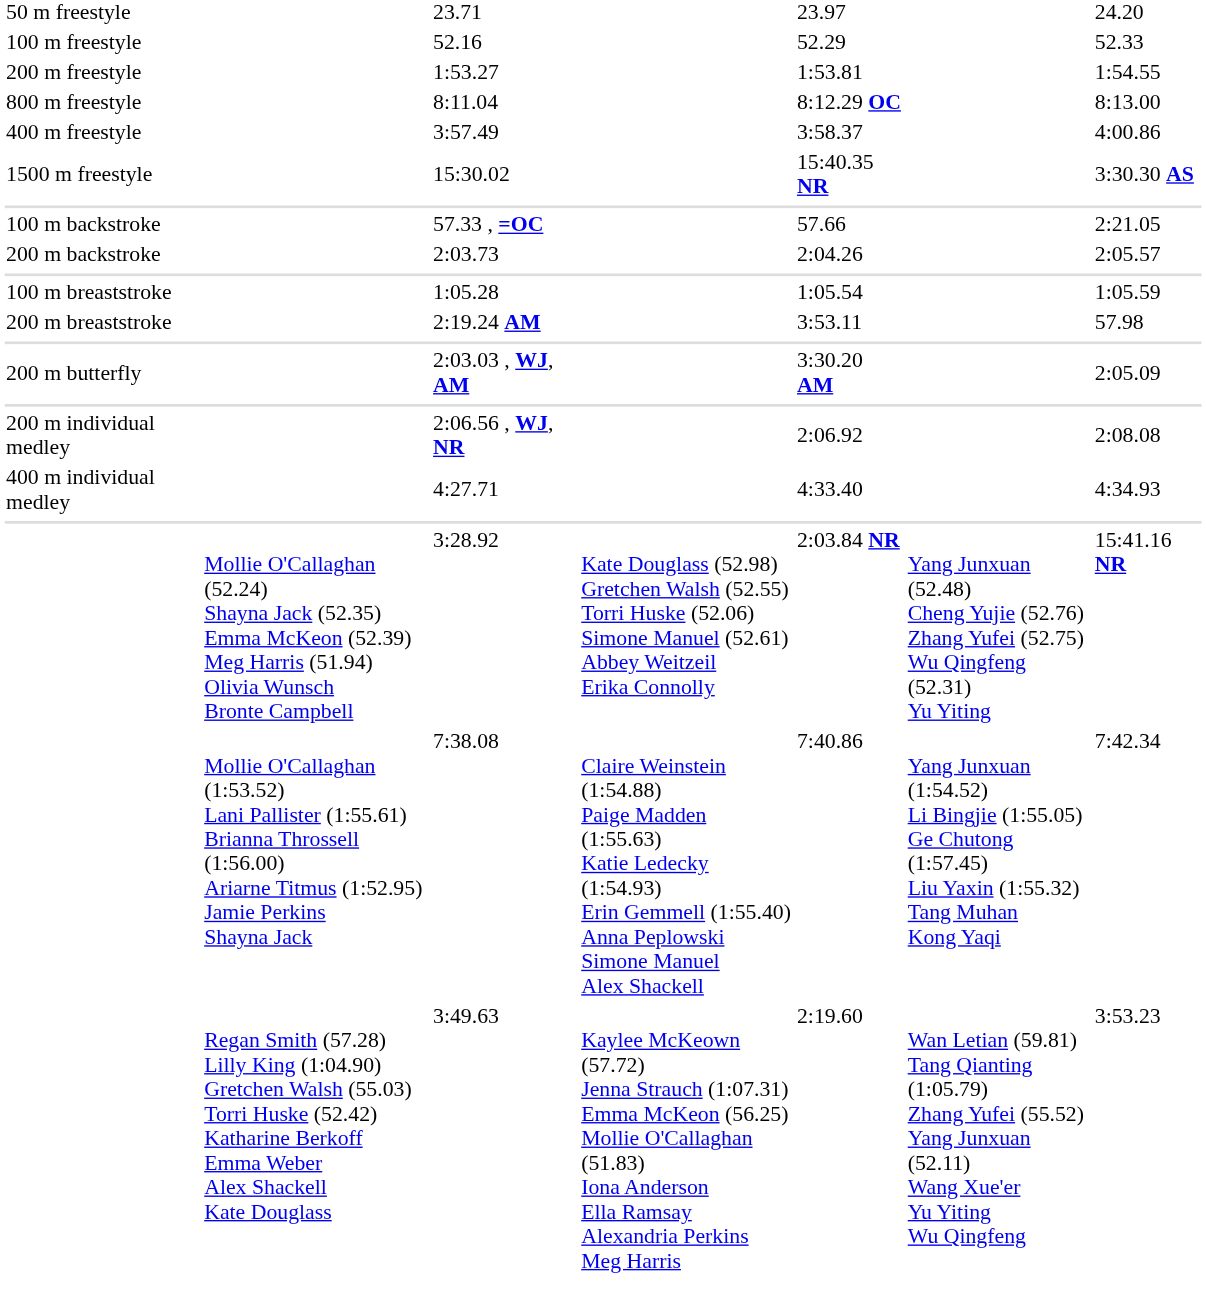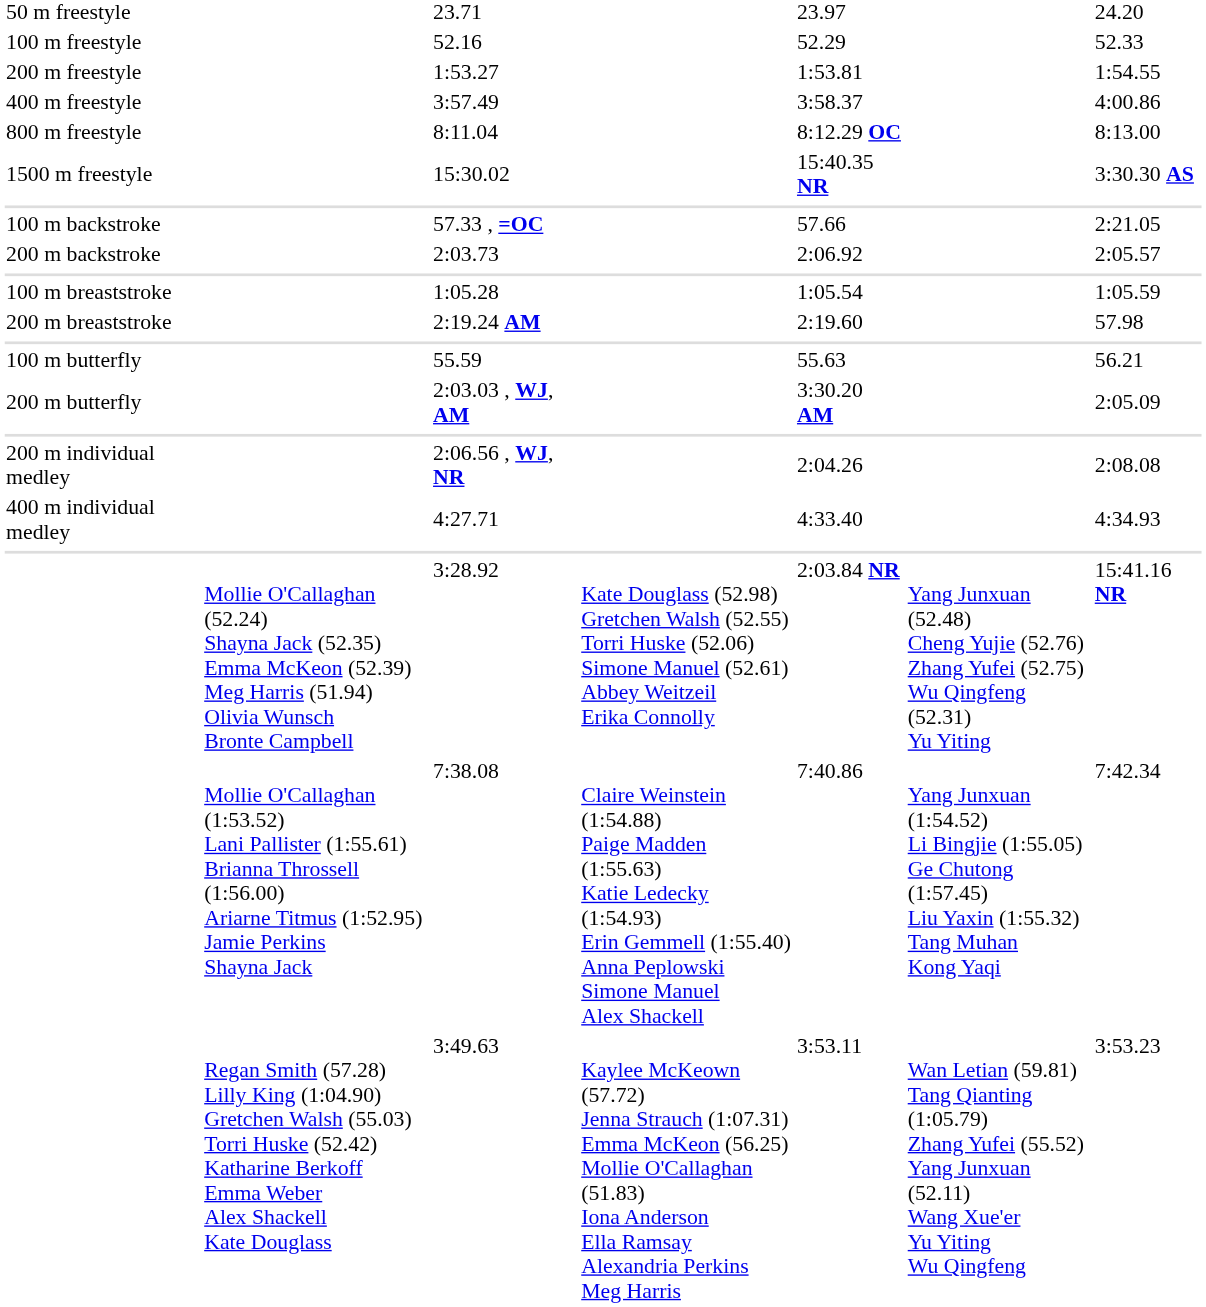rows swapped: (74, 131) <-> (74, 101)
(830, 254) 2:04.26 -> (830, 254) 2:06.92
(830, 322) 3:53.11 -> (830, 322) 2:19.60
+ row: (74, 360)
(830, 435) 2:06.92 -> (830, 465) 2:04.26
(830, 1015) 2:19.60 -> (830, 1045) 3:53.11
